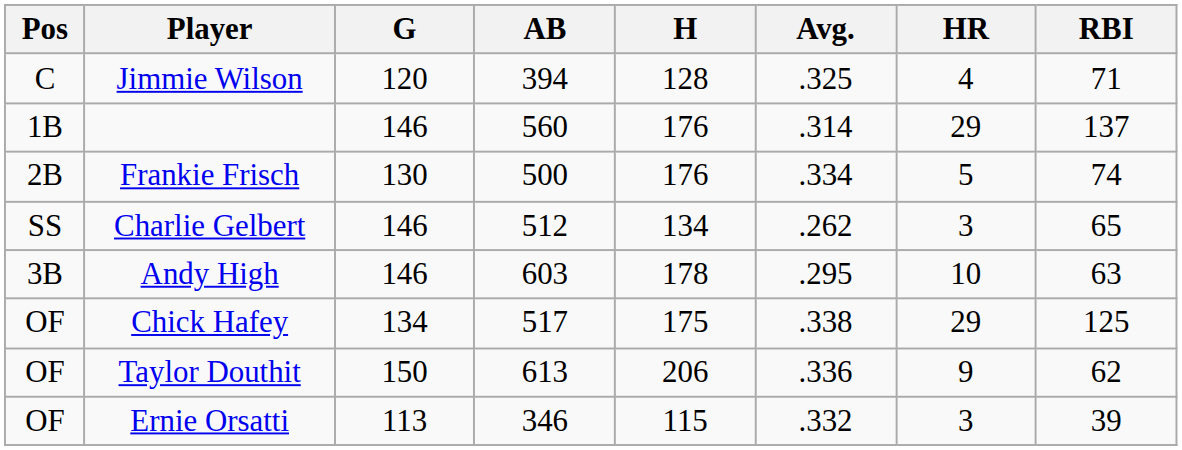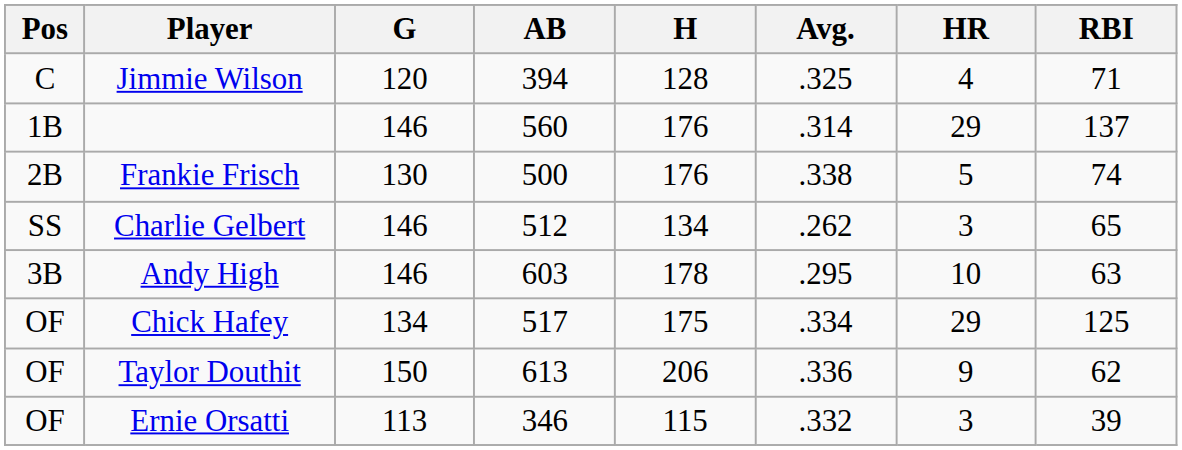(825, 175) .334 -> (825, 175) .338
(825, 322) .338 -> (825, 322) .334
